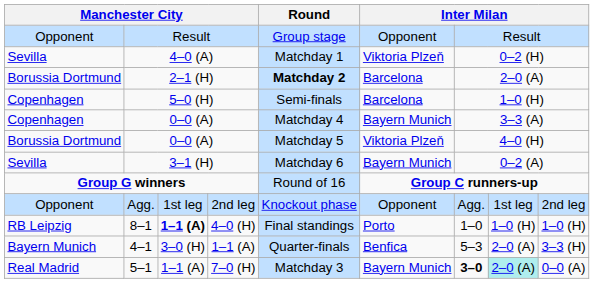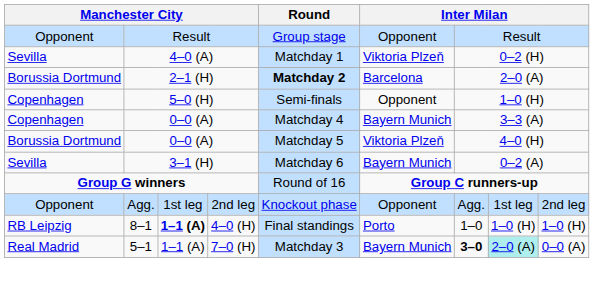(393, 99) Barcelona -> (407, 99) Opponent
- row: (52, 246)
